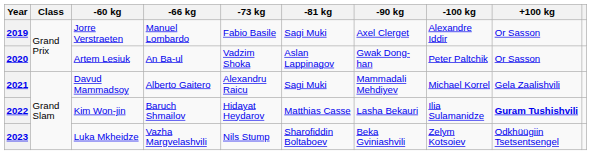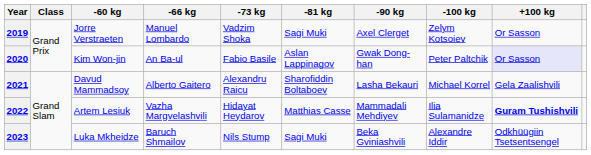(250, 33) Fabio Basile -> (239, 33) Vadzim Shoka
(450, 33) Alexandre Iddir -> (447, 33) Zelym Kotsoiev
(102, 59) Artem Lesiuk -> (100, 59) Kim Won-jin
(239, 59) Vadzim Shoka -> (250, 59) Fabio Basile
(517, 59) no background -> (517, 59) lavender background
(305, 85) Sagi Muki -> (309, 85) Sharofiddin Boltaboev
(381, 85) Mammadali Mehdiyev -> (387, 85) Lasha Bekauri
(100, 111) Kim Won-jin -> (102, 111) Artem Lesiuk
(166, 111) Baruch Shmailov -> (176, 111) Vazha Margvelashvili
(387, 111) Lasha Bekauri -> (381, 111) Mammadali Mehdiyev
(176, 137) Vazha Margvelashvili -> (166, 137) Baruch Shmailov
(309, 137) Sharofiddin Boltaboev -> (305, 137) Sagi Muki
(447, 137) Zelym Kotsoiev -> (450, 137) Alexandre Iddir
